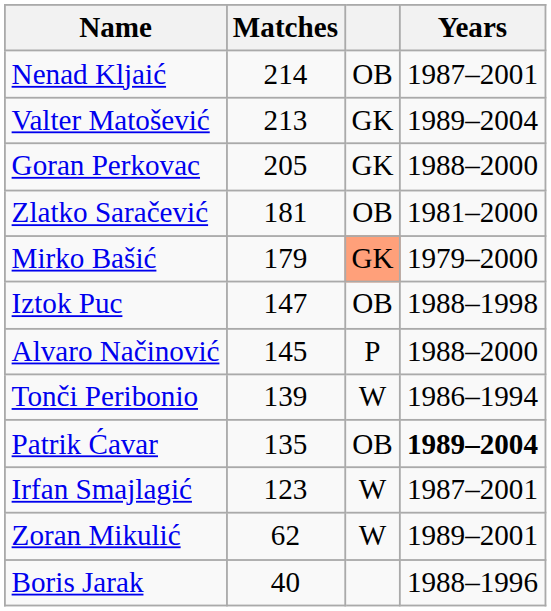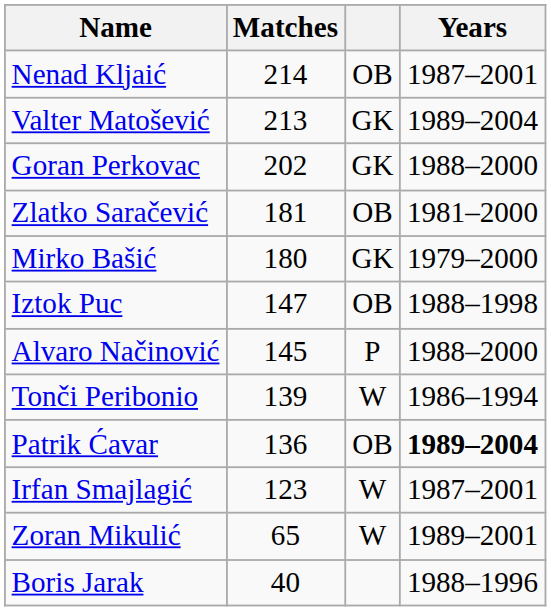(285, 166) 205 -> (285, 166) 202
(285, 258) 179 -> (285, 258) 180
(372, 258) lightsalmon background -> (372, 258) no background
(285, 443) 135 -> (285, 443) 136
(285, 535) 62 -> (285, 535) 65
